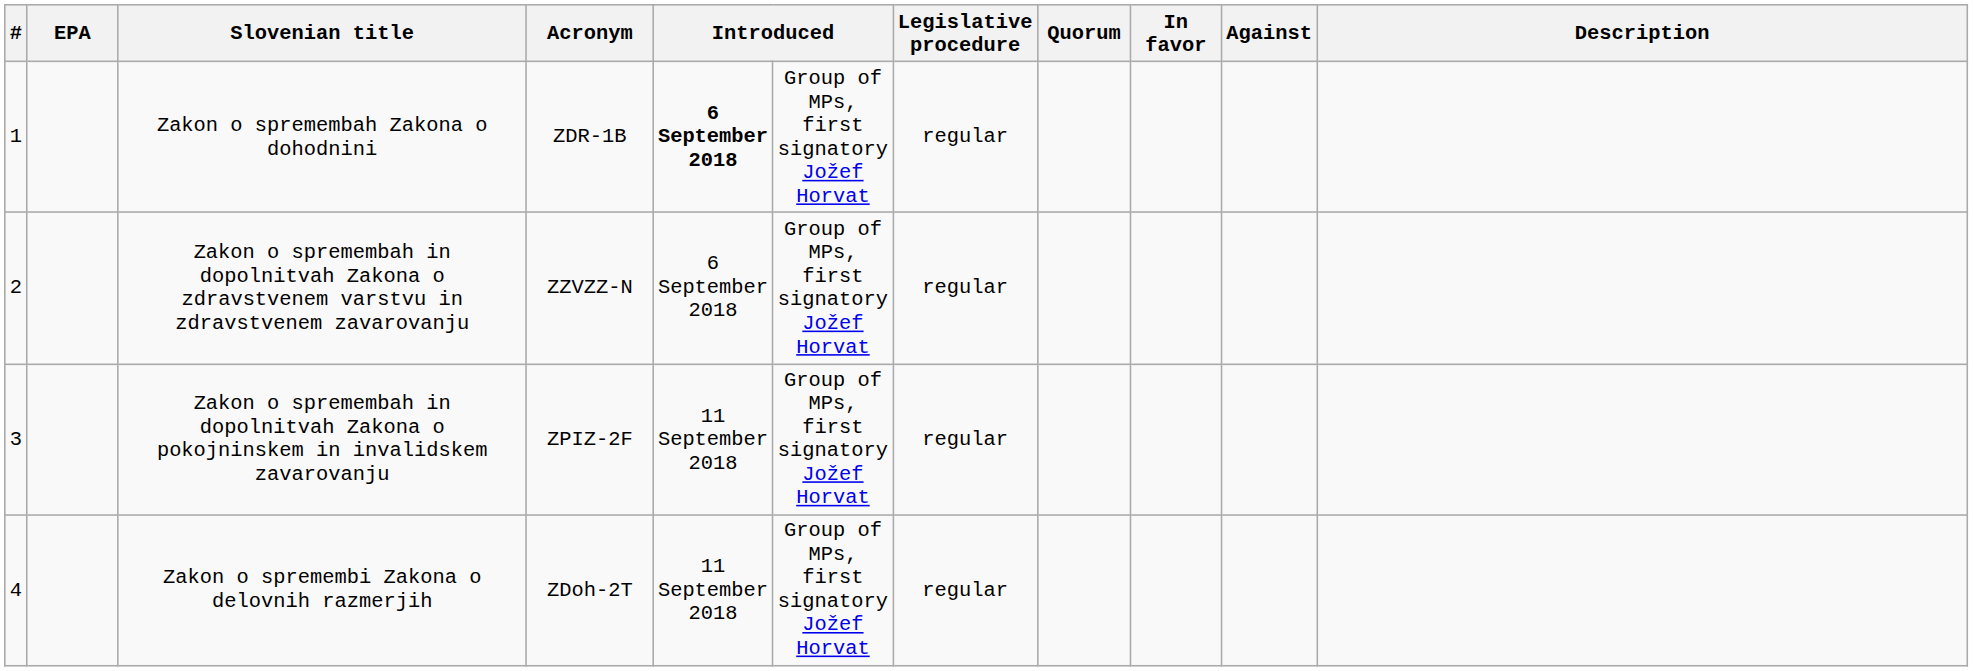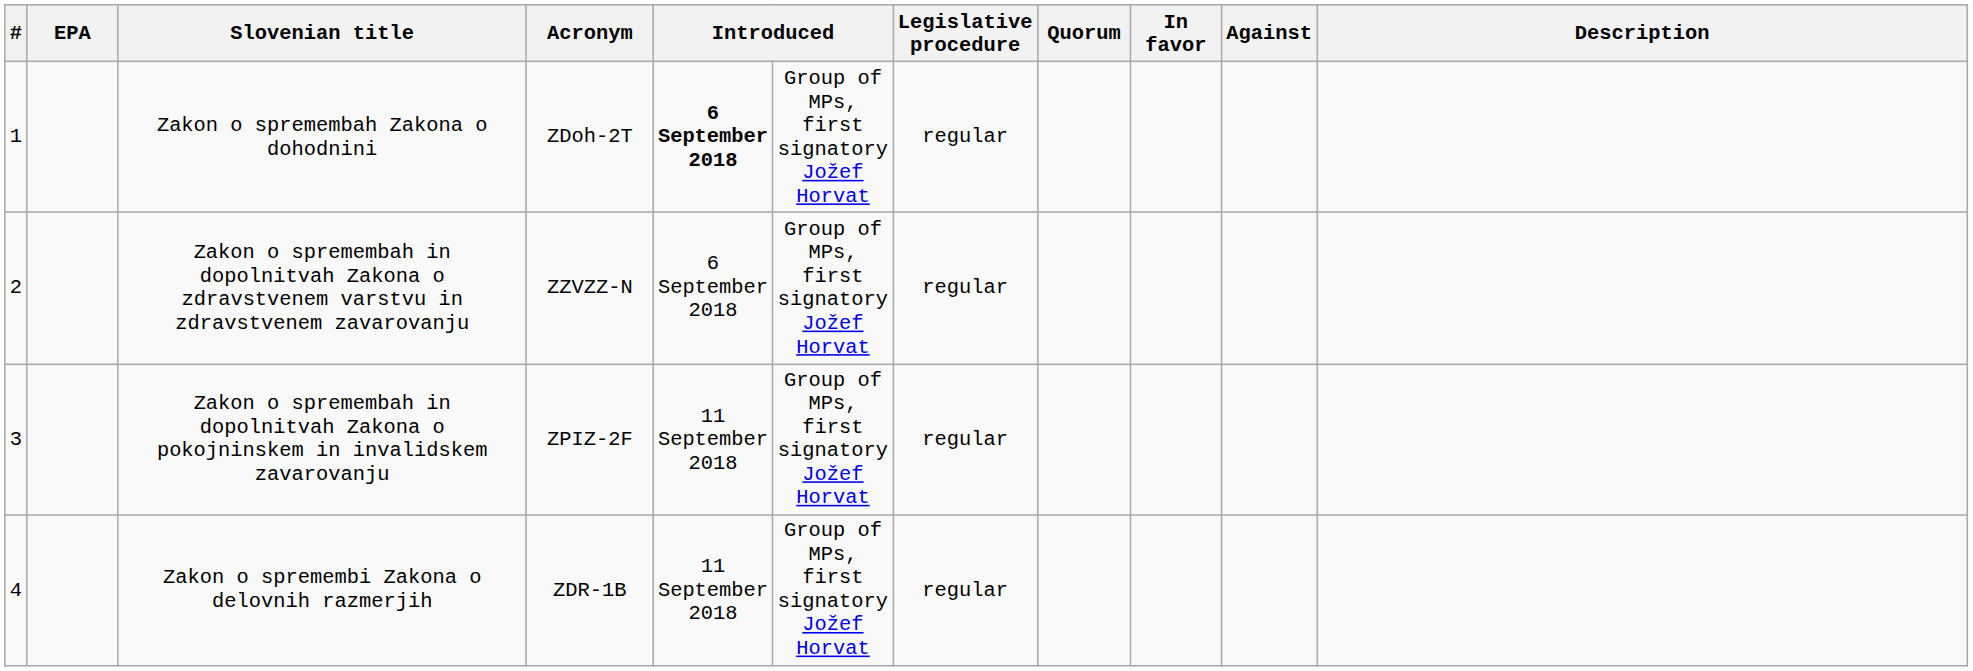(590, 137) ZDR-1B -> (590, 137) ZDoh-2T
(590, 590) ZDoh-2T -> (590, 590) ZDR-1B
